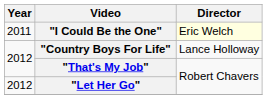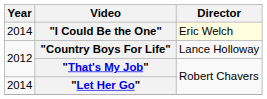(19, 31) 2011 -> (20, 31) 2014
(20, 85) 2012 -> (20, 85) 2014
